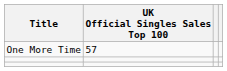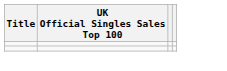- row: (44, 49)
